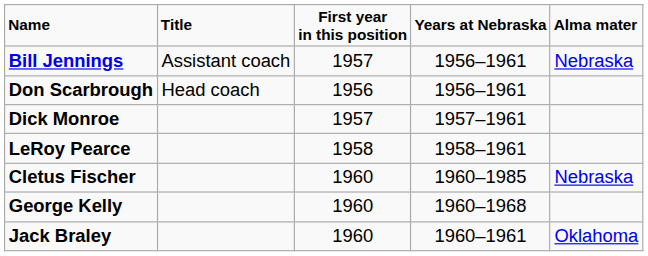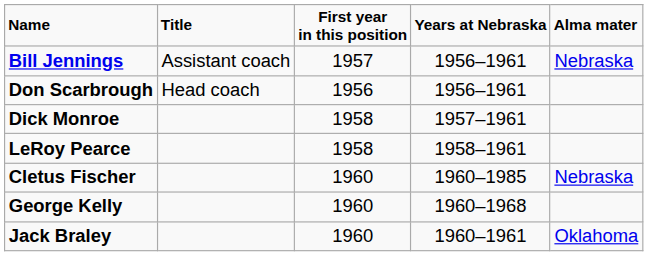(353, 119) 1957 -> (353, 119) 1958
